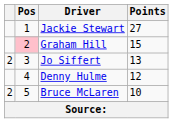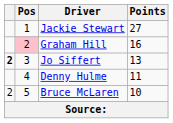(136, 45) 15 -> (136, 45) 16
(10, 61) normal -> (10, 61) bold
(136, 77) 12 -> (136, 77) 11
